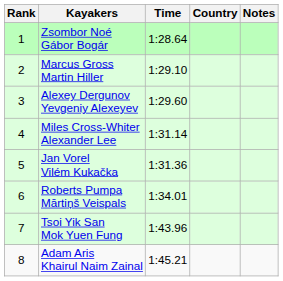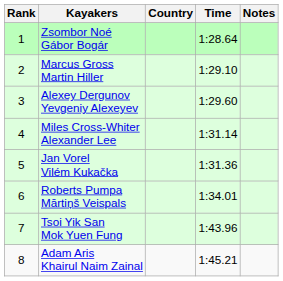columns swapped: (215, 13) <-> (168, 13)
